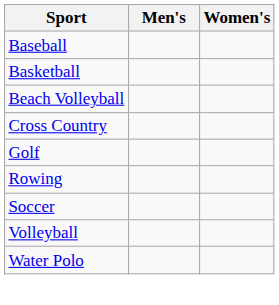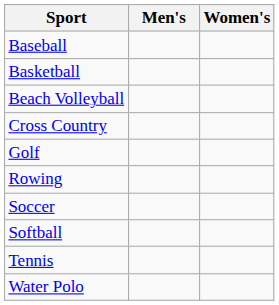+ row: (35, 233)
+ row: (31, 260)
- row: (43, 233)
